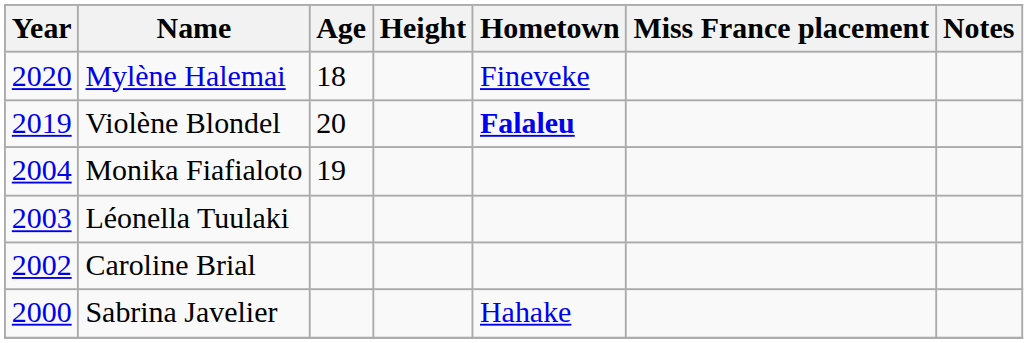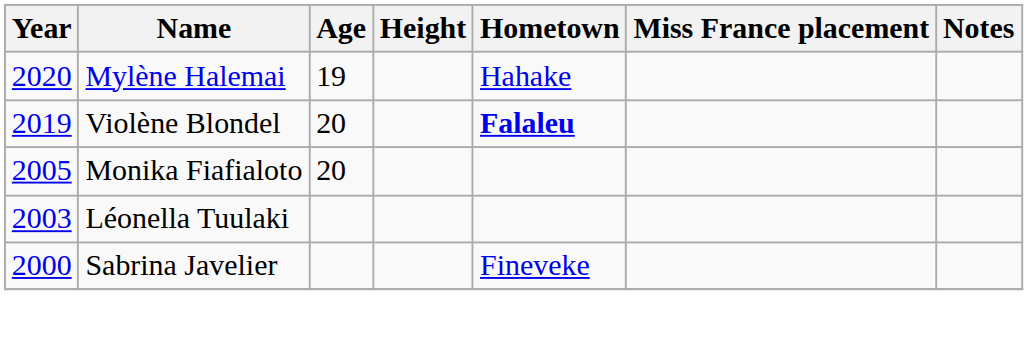(331, 75) 18 -> (331, 75) 19
(535, 75) Fineveke -> (526, 75) Hahake
(42, 170) 2004 -> (42, 170) 2005
(331, 170) 19 -> (331, 170) 20
- row: (171, 265)
(526, 312) Hahake -> (535, 265) Fineveke
